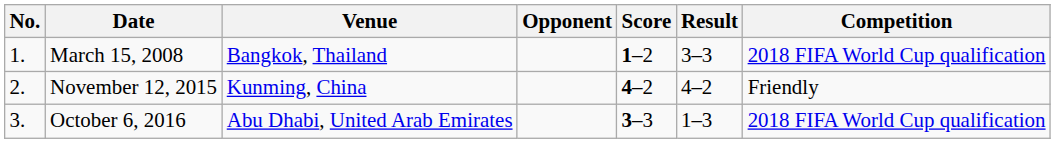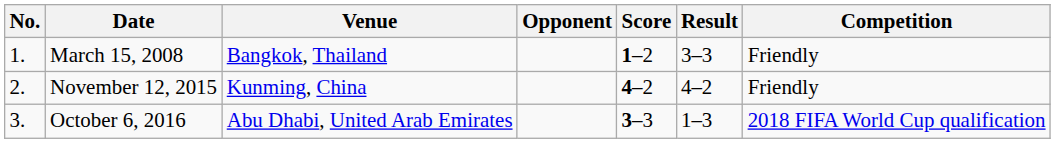(897, 54) 2018 FIFA World Cup qualification -> (783, 54) Friendly
